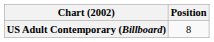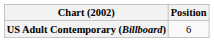(189, 29) 8 -> (189, 29) 6
